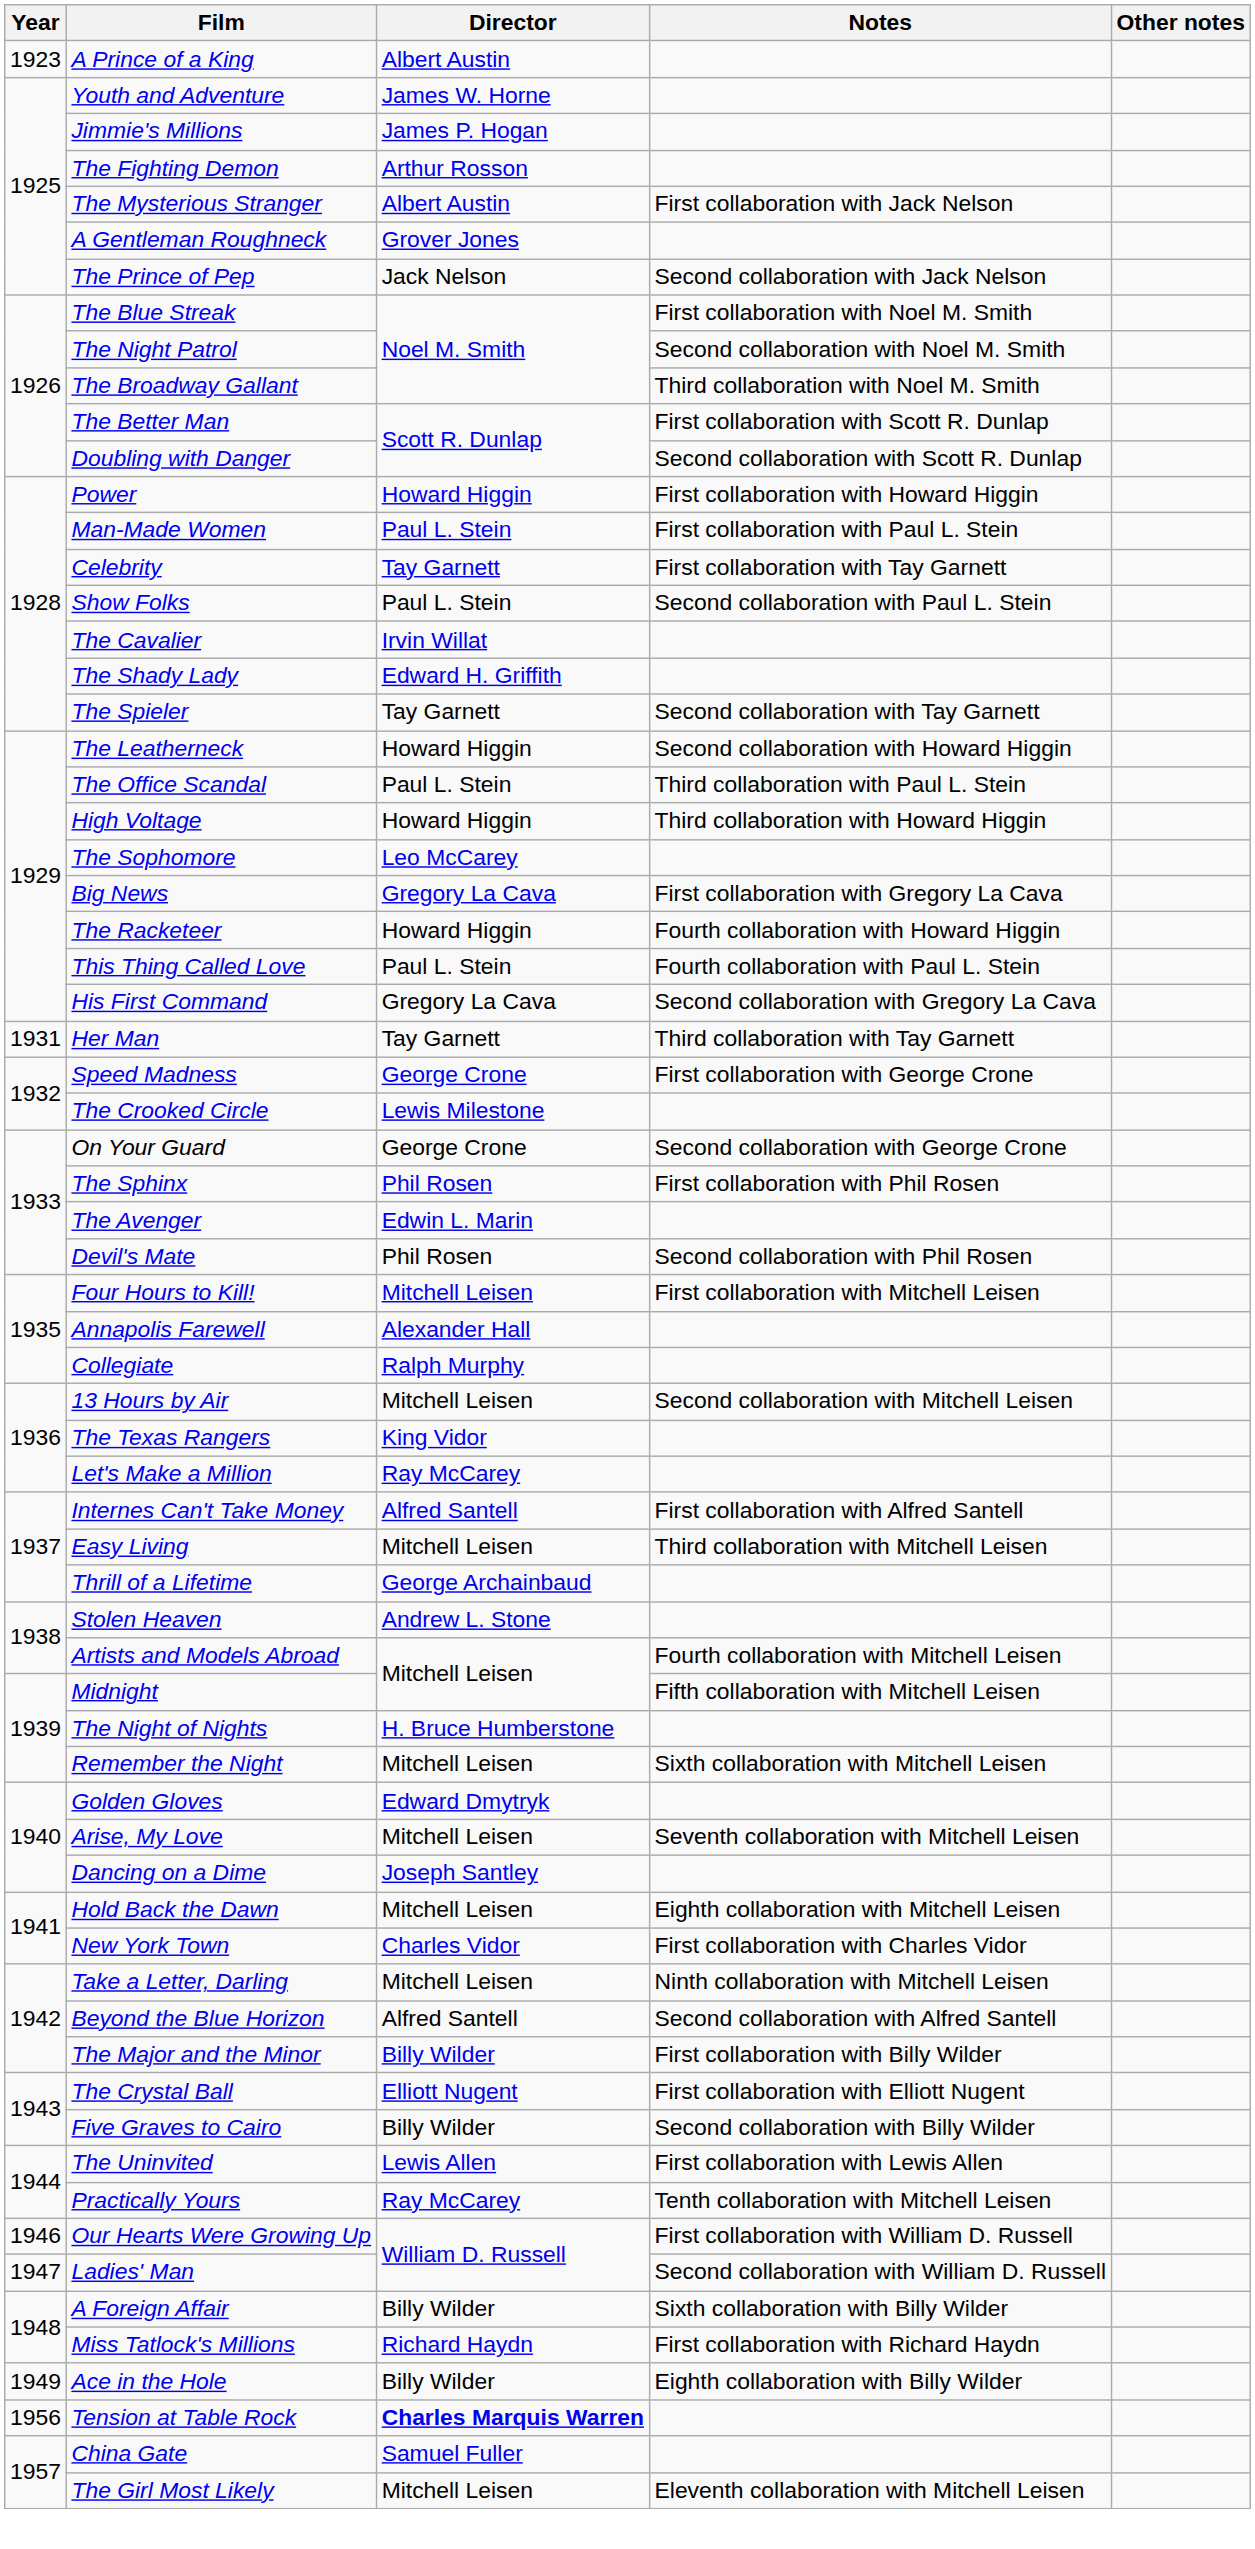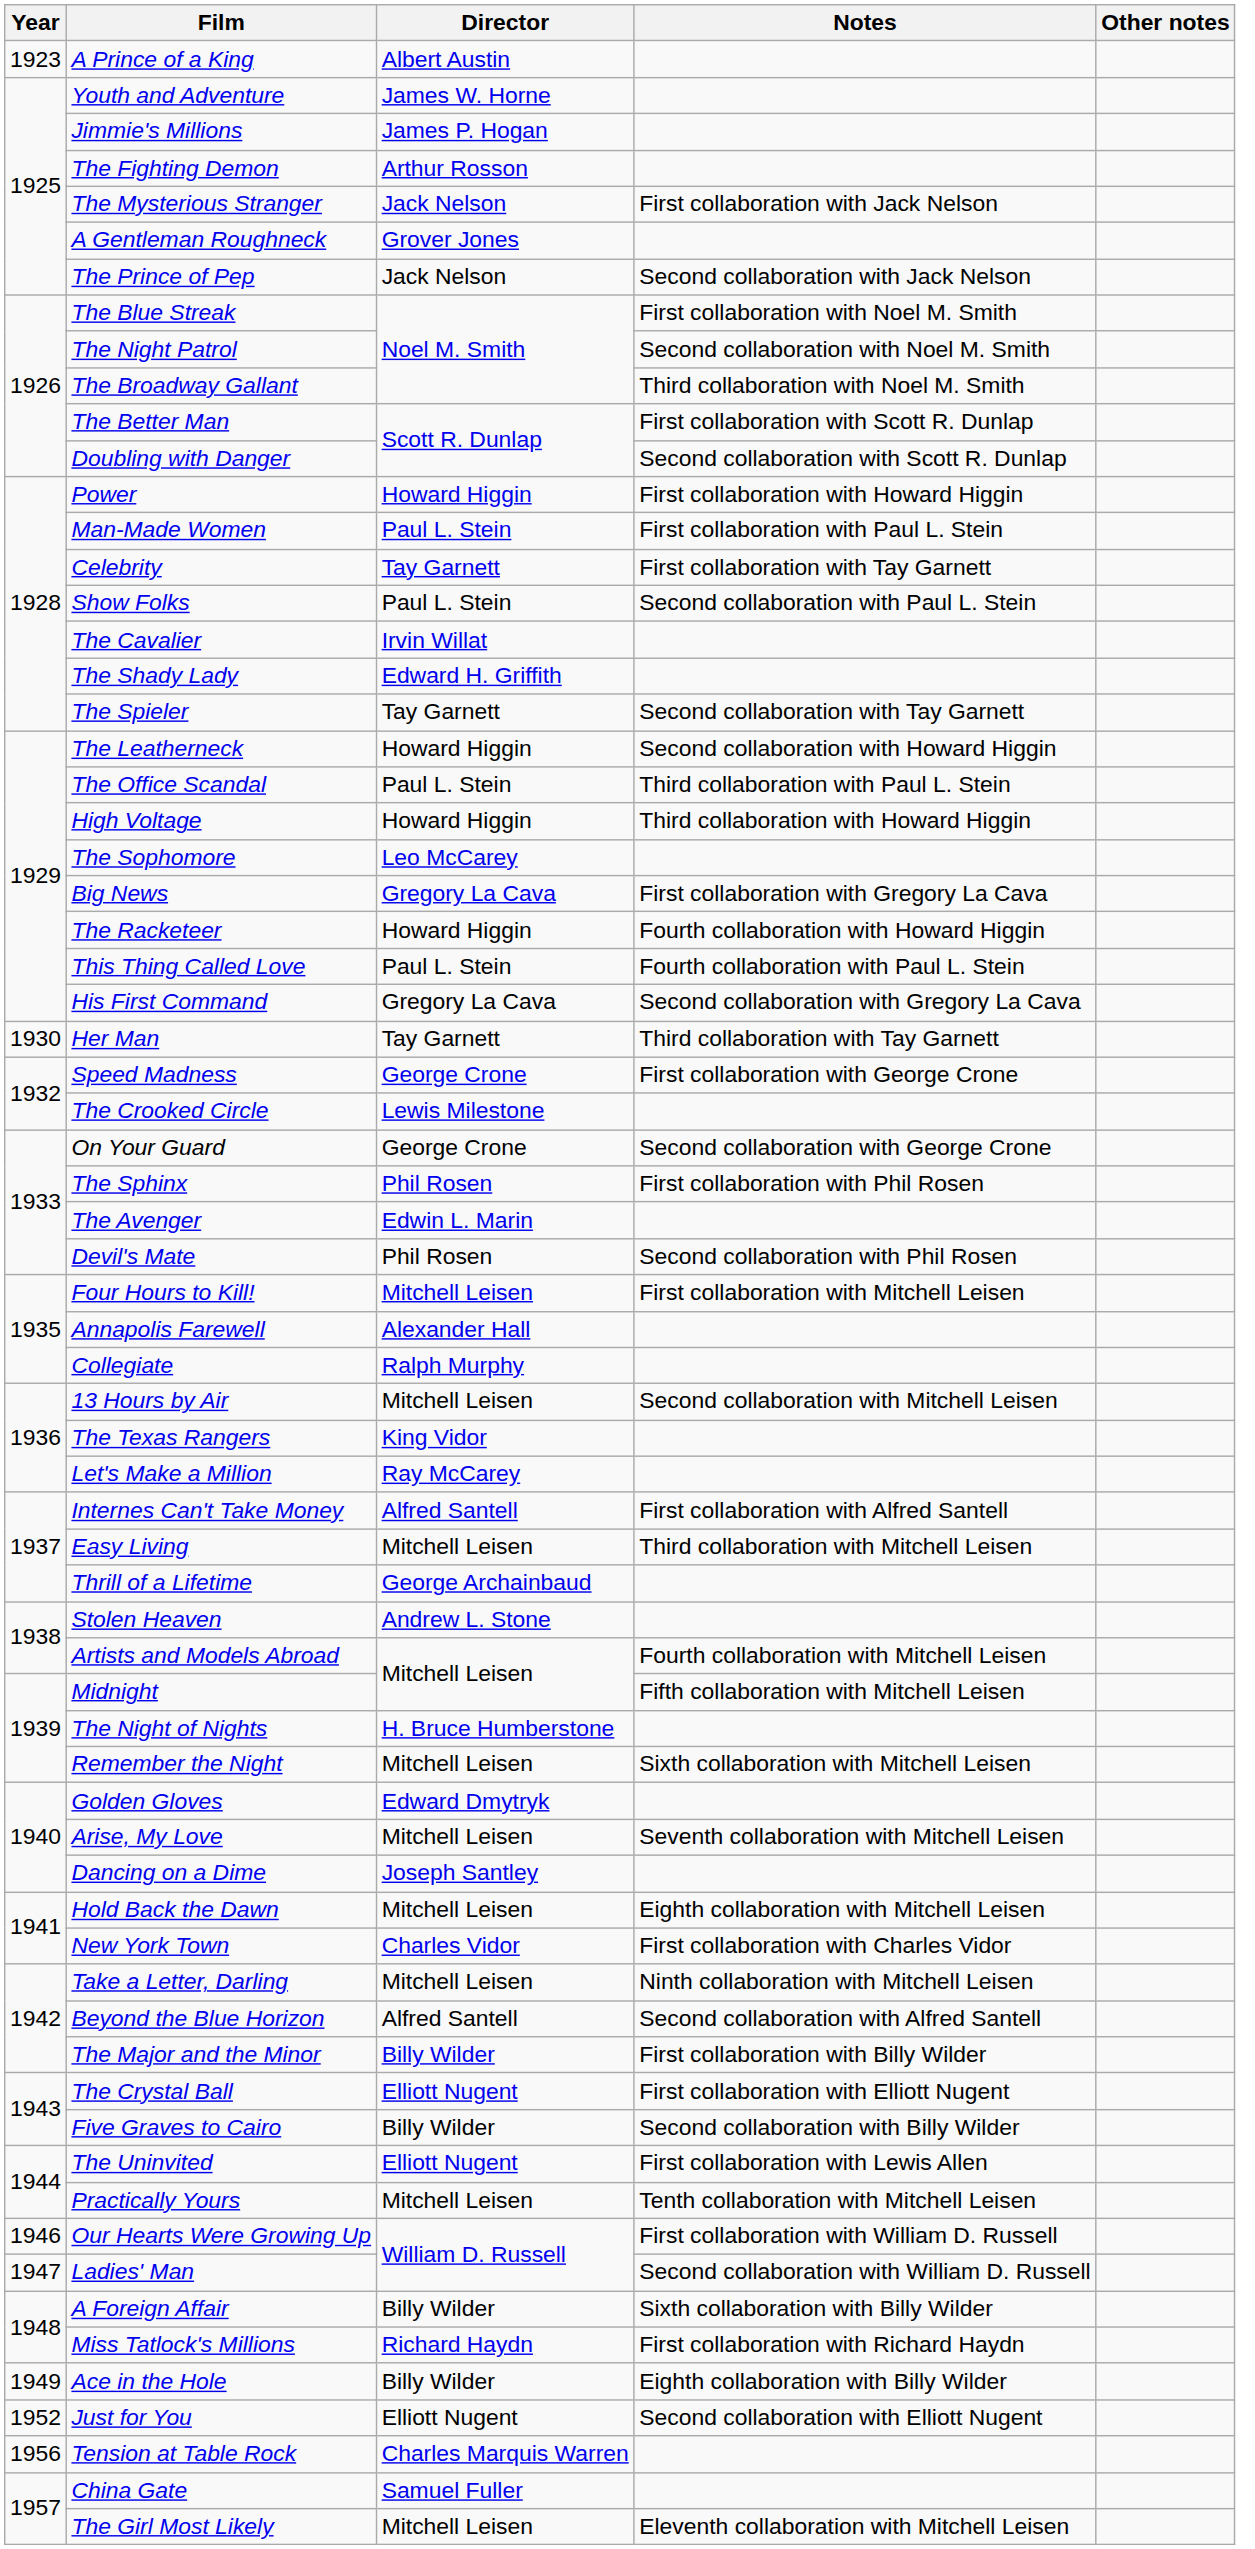(446, 204) Albert Austin -> (444, 204) Jack Nelson
(35, 1038) 1931 -> (35, 1038) 1930
(439, 2163) Lewis Allen -> (450, 2163) Elliott Nugent
(451, 2199) Ray McCarey -> (457, 2199) Mitchell Leisen
+ row: (132, 2417)
(513, 2417) bold -> (505, 2453) normal
